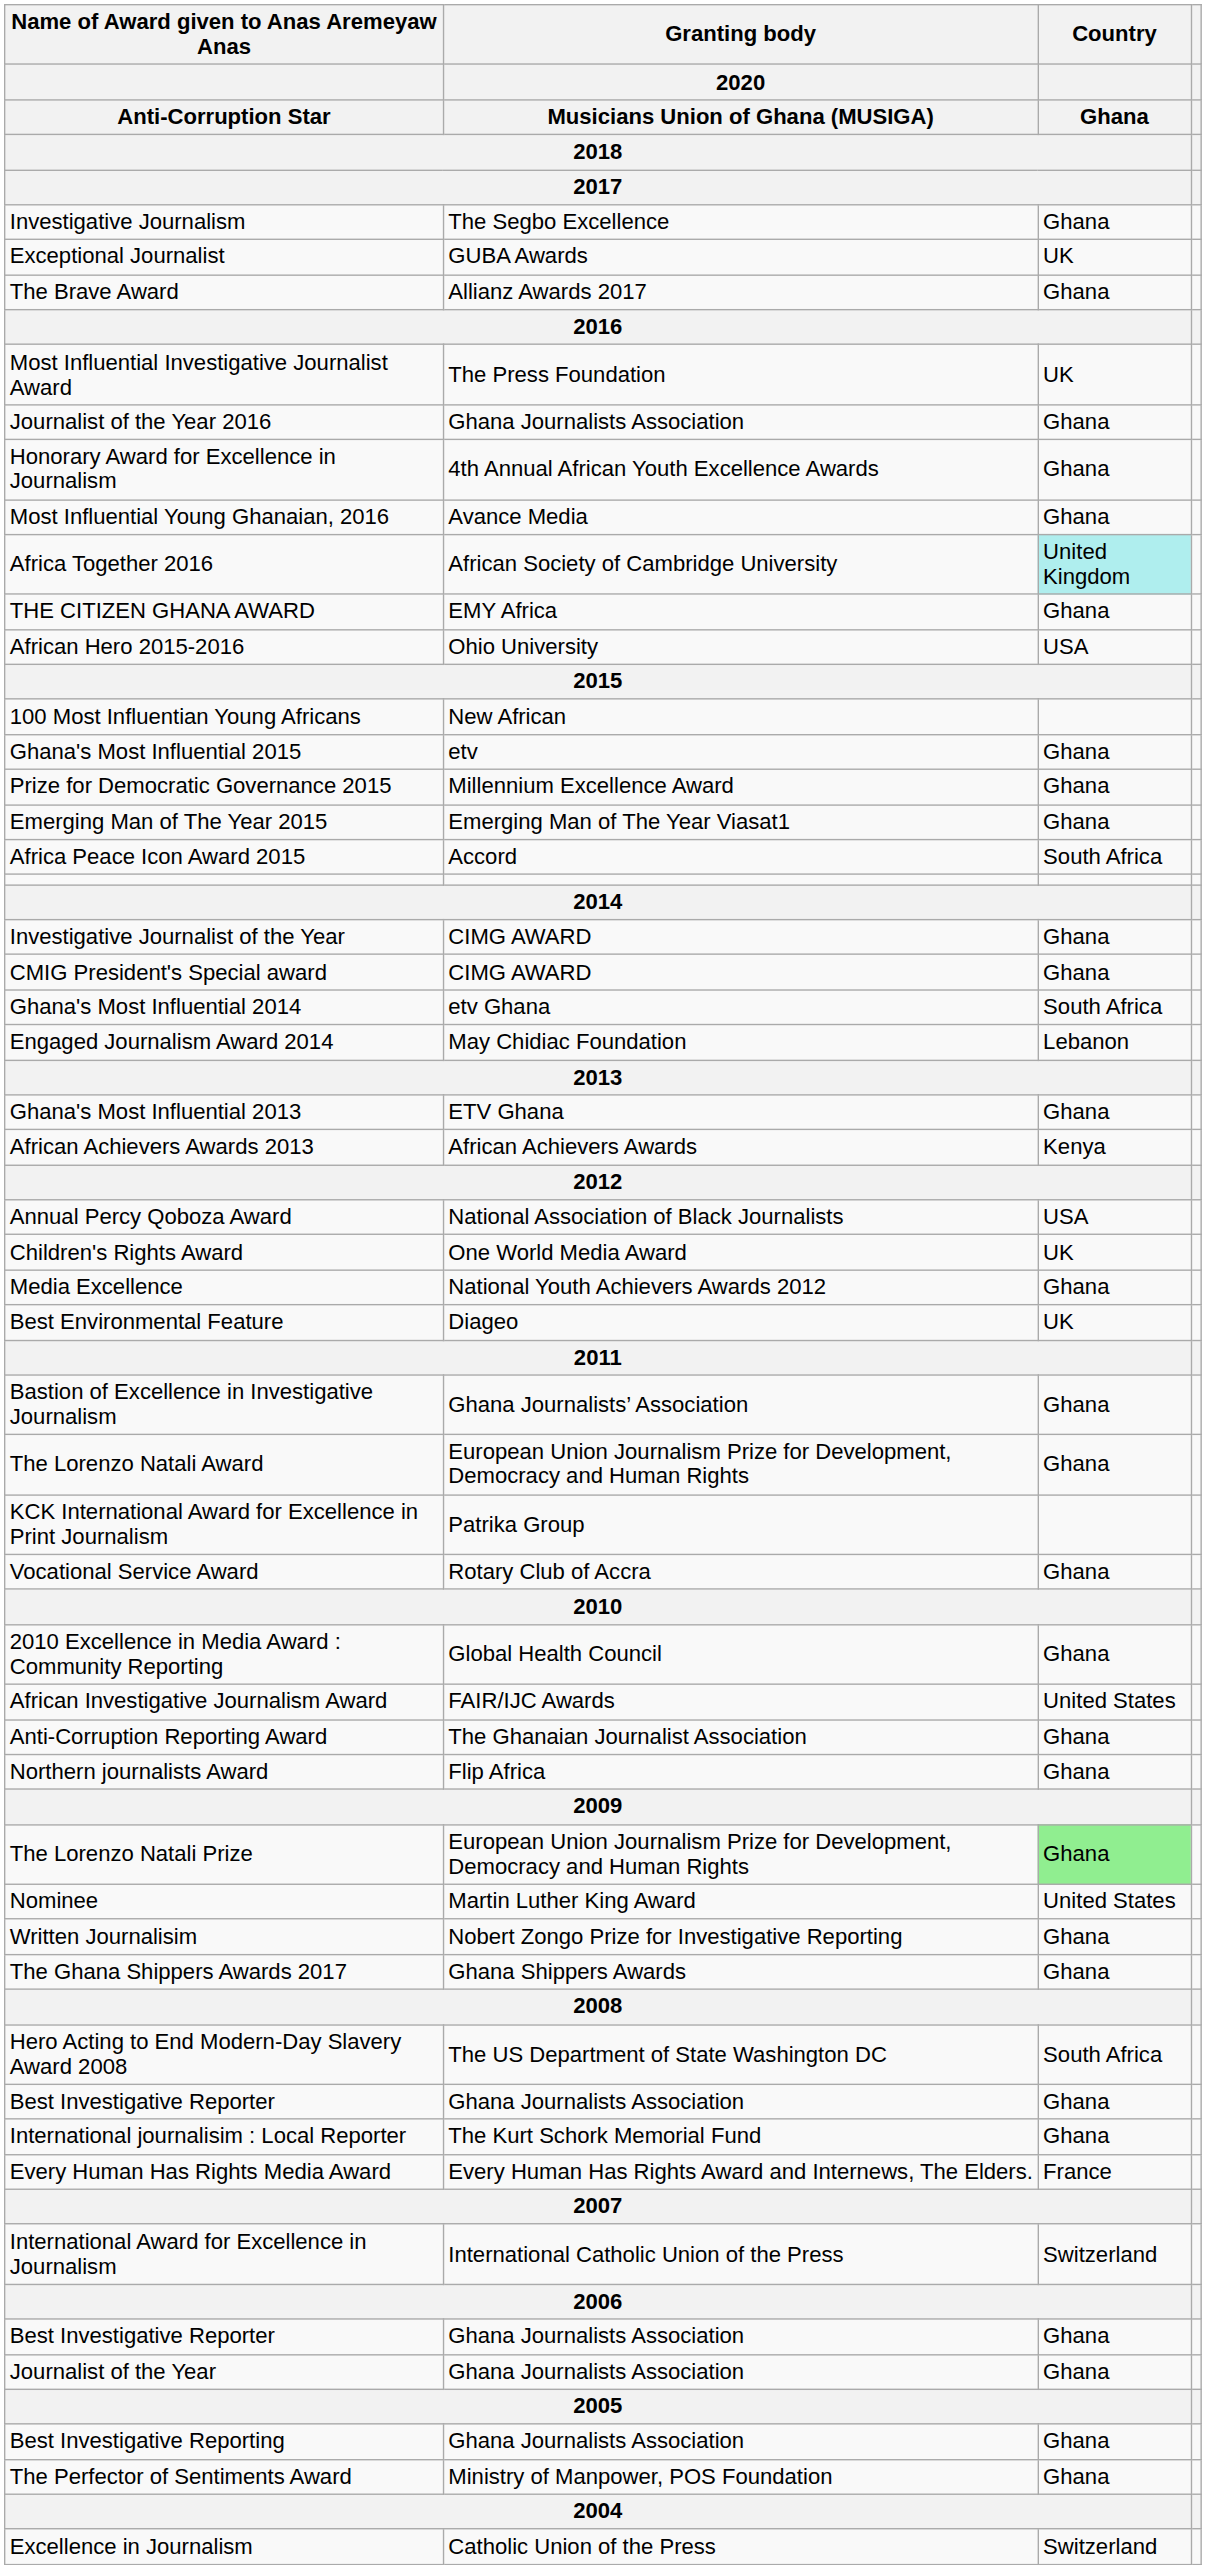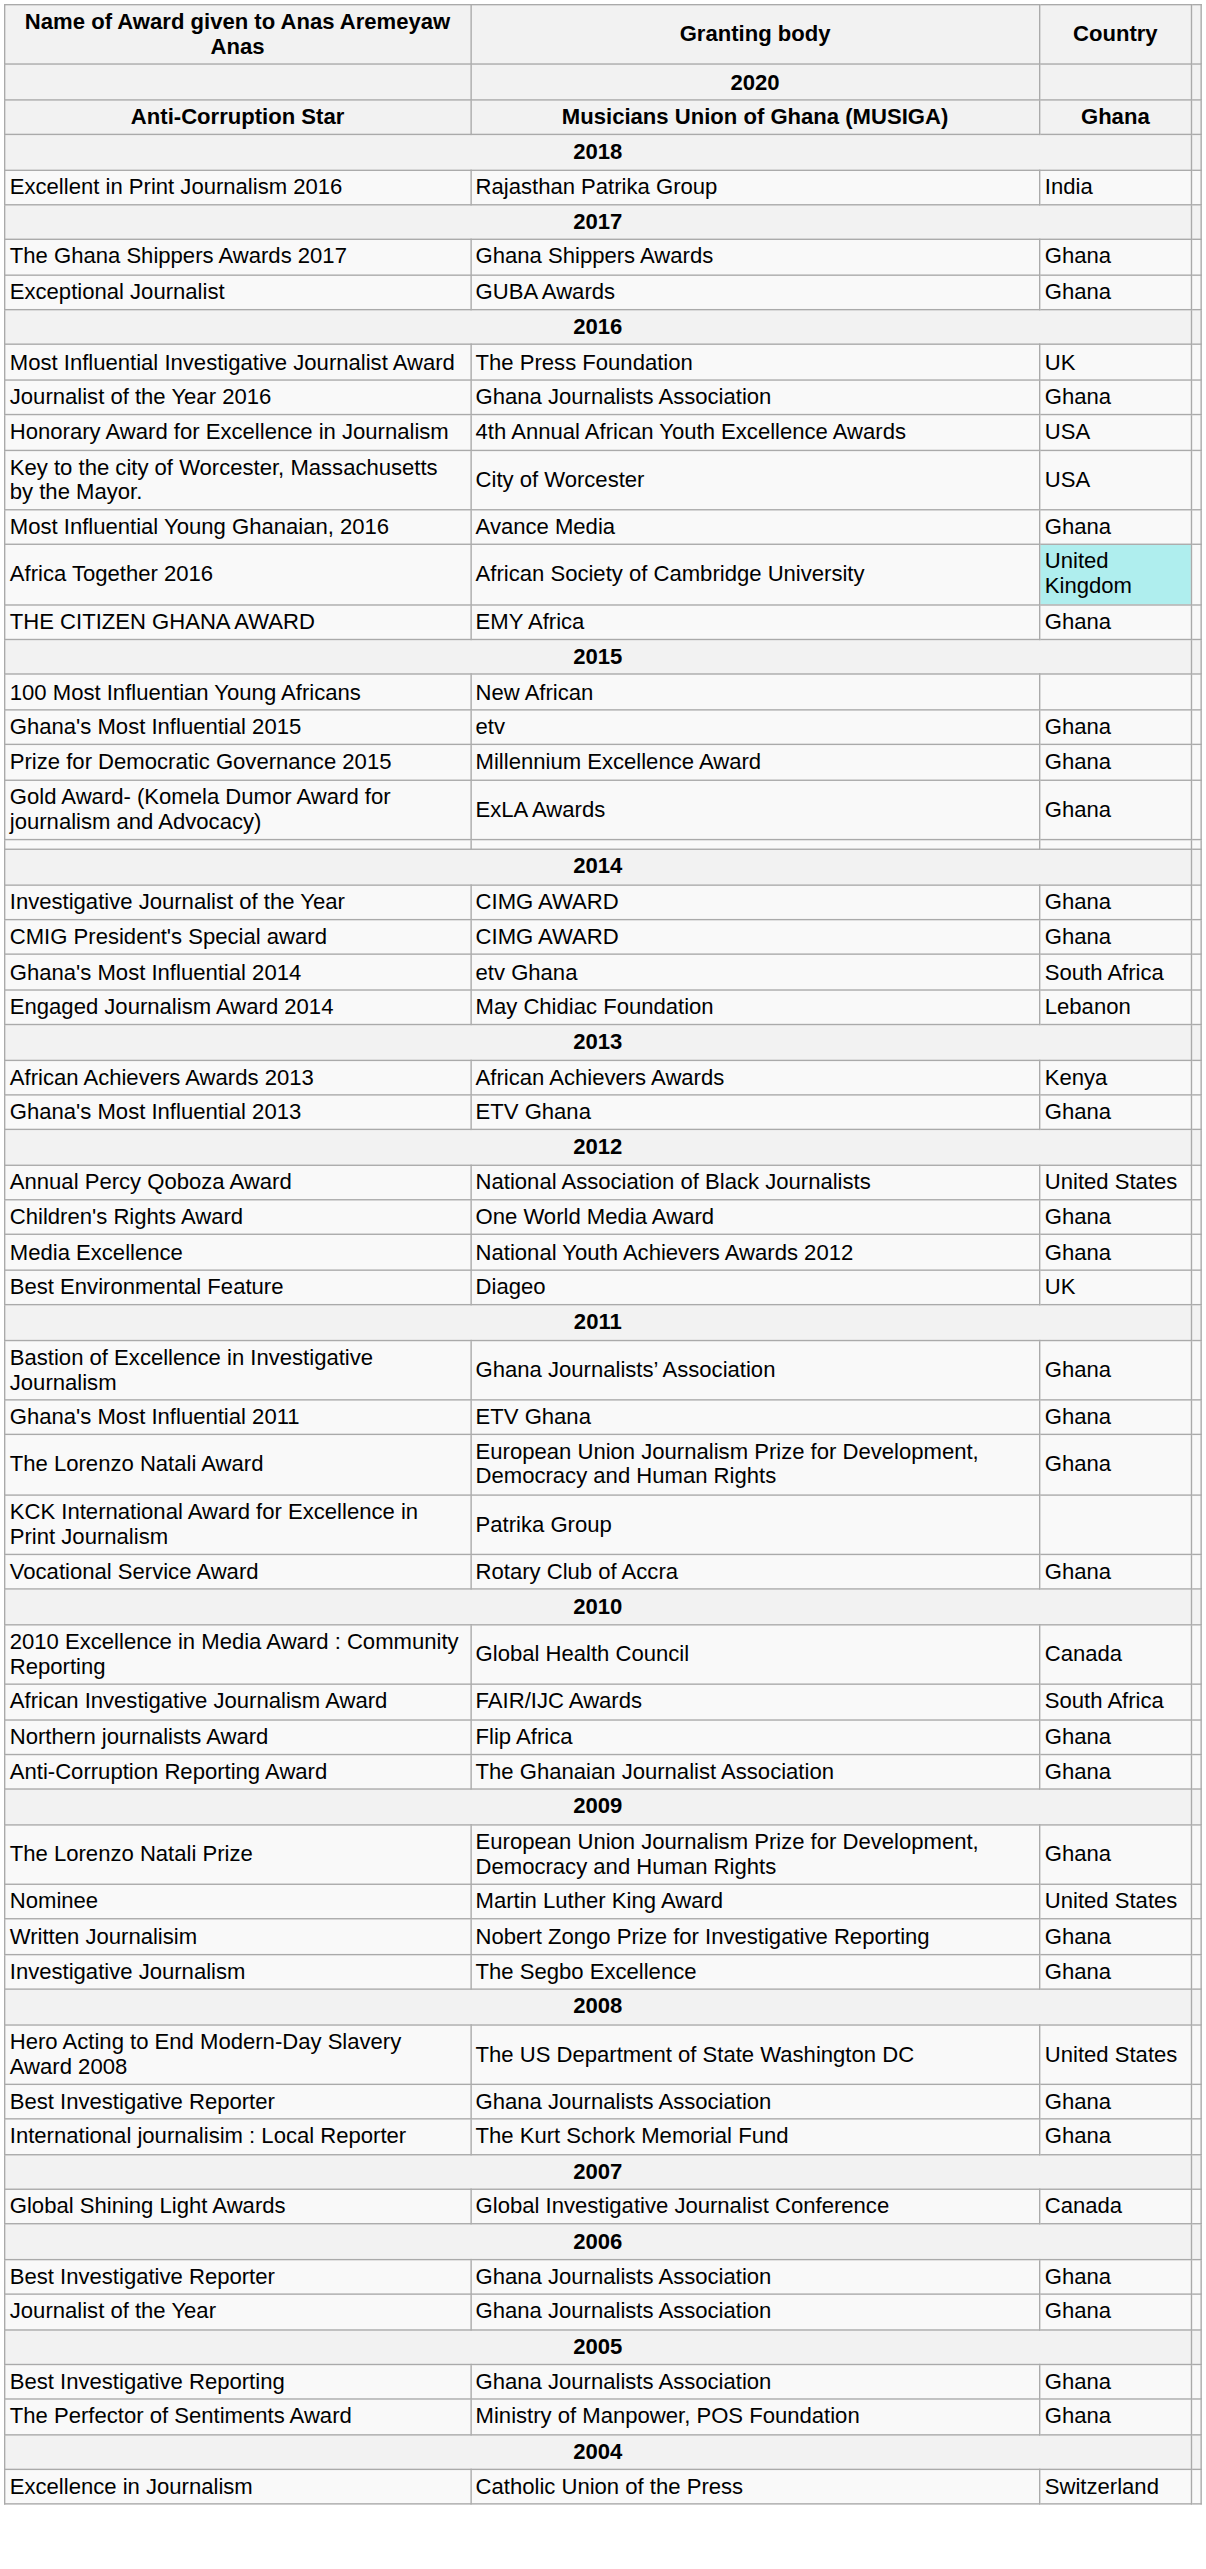+ row: (176, 186)
rows swapped: (178, 1971) <-> (128, 221)
(1058, 256) UK -> (1078, 291) Ghana
- row: (94, 291)
(1076, 469) Ghana -> (1067, 432) USA
+ row: (224, 479)
- row: (127, 646)
- row: (169, 821)
+ row: (200, 809)
- row: (157, 856)
rows swapped: (155, 1112) <-> (162, 1147)
(1066, 1217) USA -> (1111, 1182) United States
(1058, 1252) UK -> (1078, 1217) Ghana
+ row: (155, 1417)
(1076, 1654) Ghana -> (1083, 1654) Canada
(1109, 1701) United States -> (1104, 1701) South Africa
rows swapped: (139, 1771) <-> (169, 1736)
(1076, 1854) lightgreen background -> (1078, 1854) no background
(1103, 2054) South Africa -> (1111, 2054) United States
- row: (200, 2171)
- row: (188, 2253)
+ row: (148, 2206)
